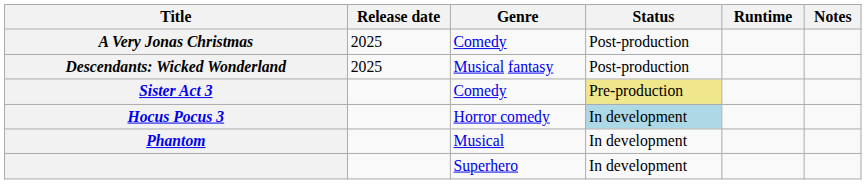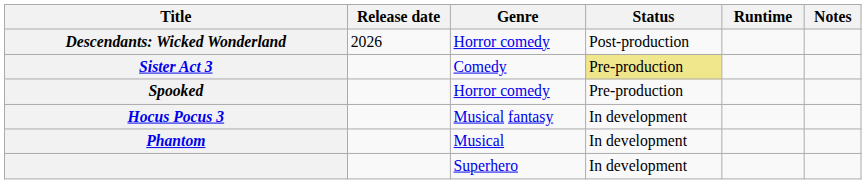- row: (176, 41)
(366, 66) 2025 -> (366, 41) 2026
(503, 66) Musical fantasy -> (502, 41) Horror comedy
+ row: (176, 91)
(502, 116) Horror comedy -> (503, 116) Musical fantasy
(638, 116) lightblue background -> (638, 116) no background
